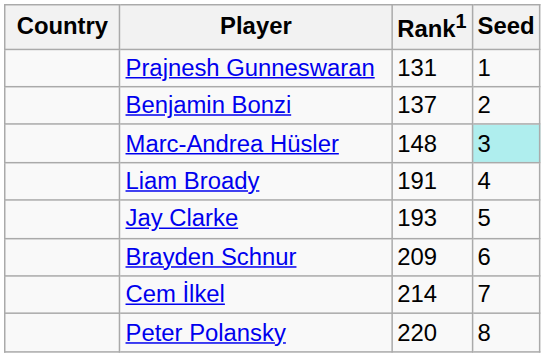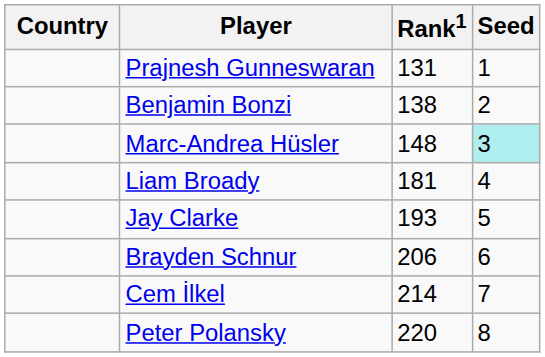(417, 105) 137 -> (417, 105) 138
(417, 181) 191 -> (417, 181) 181
(417, 256) 209 -> (417, 256) 206
